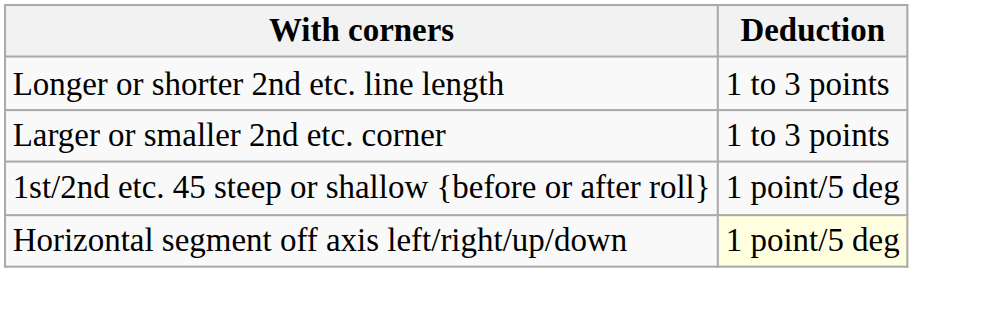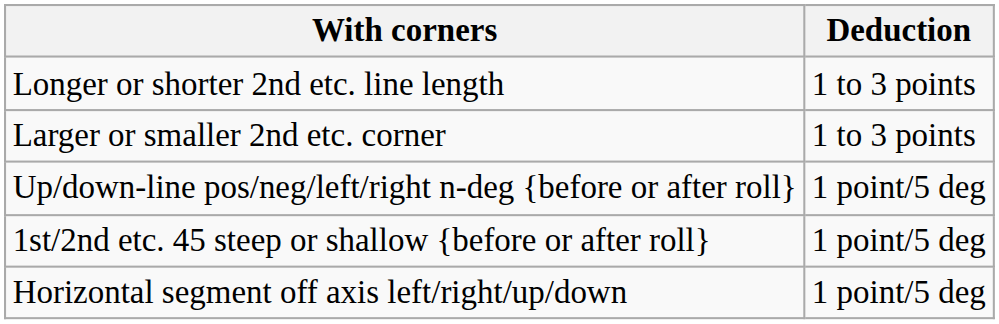+ row: (405, 187)
(813, 239) lightyellow background -> (899, 291) no background
